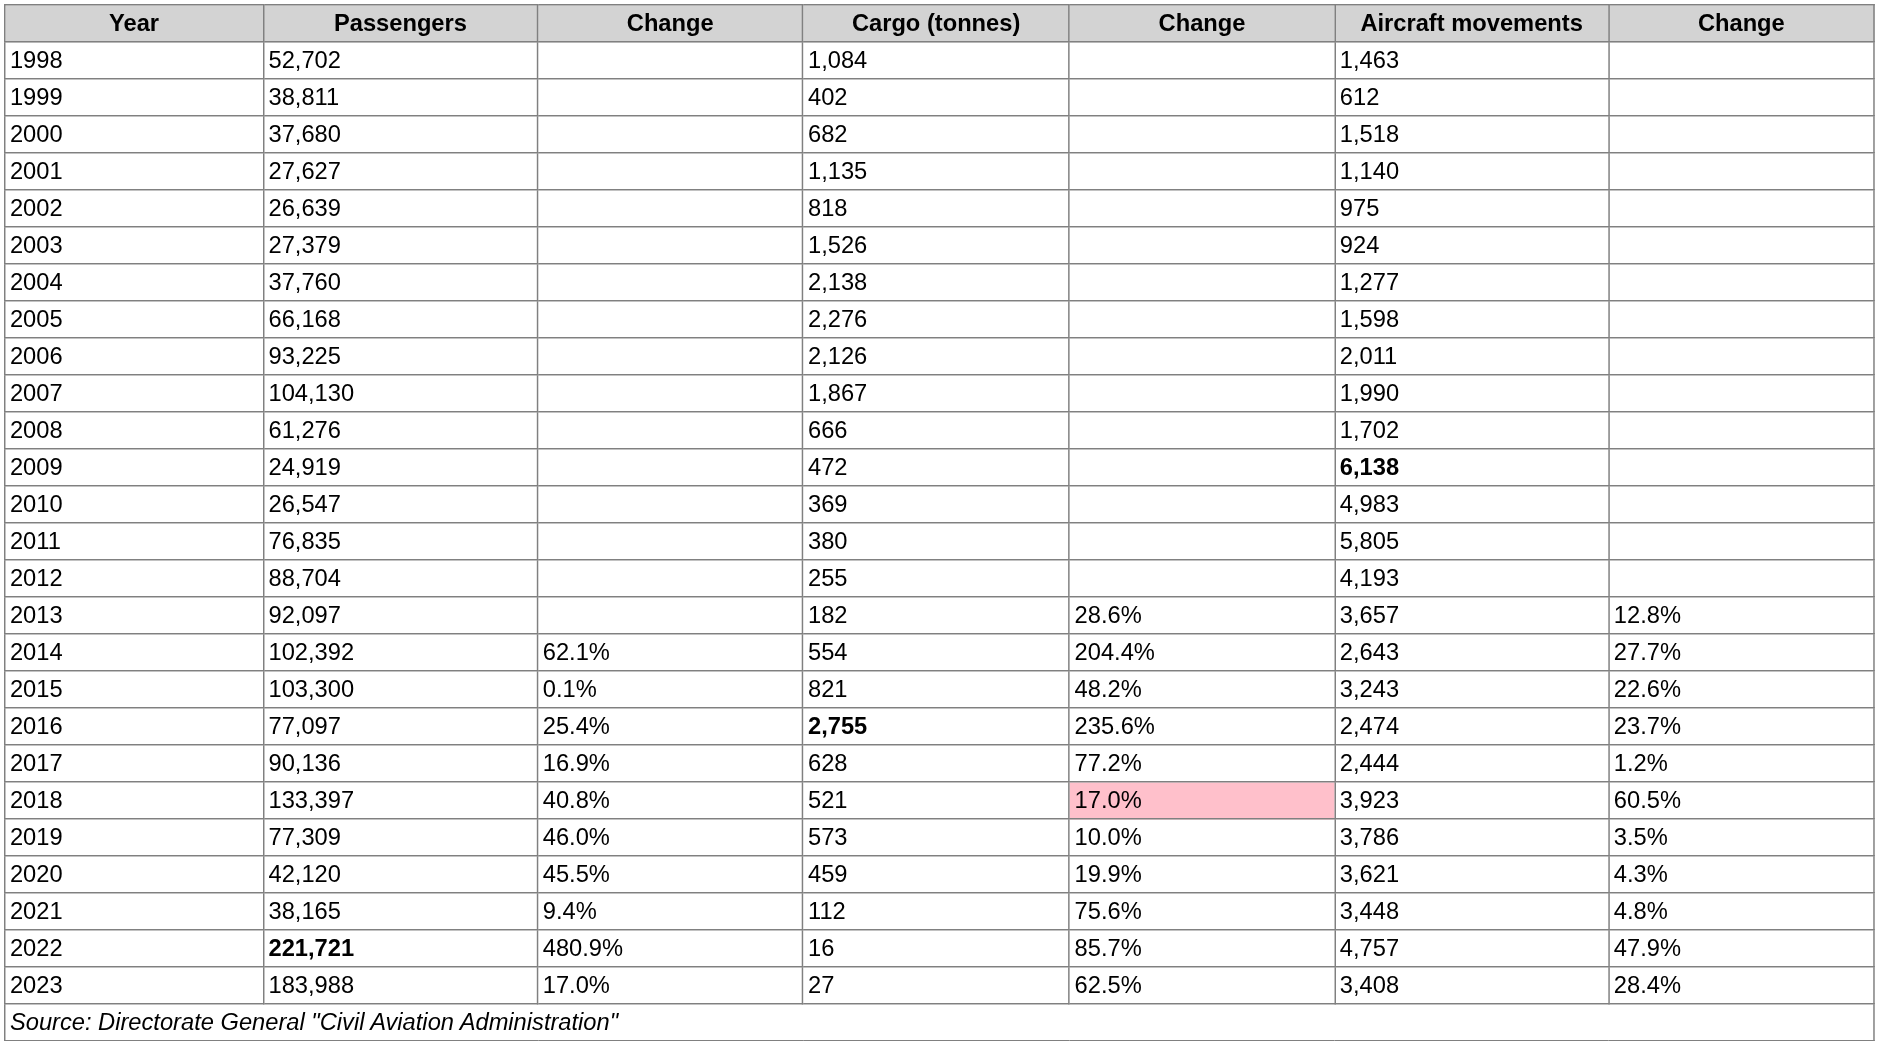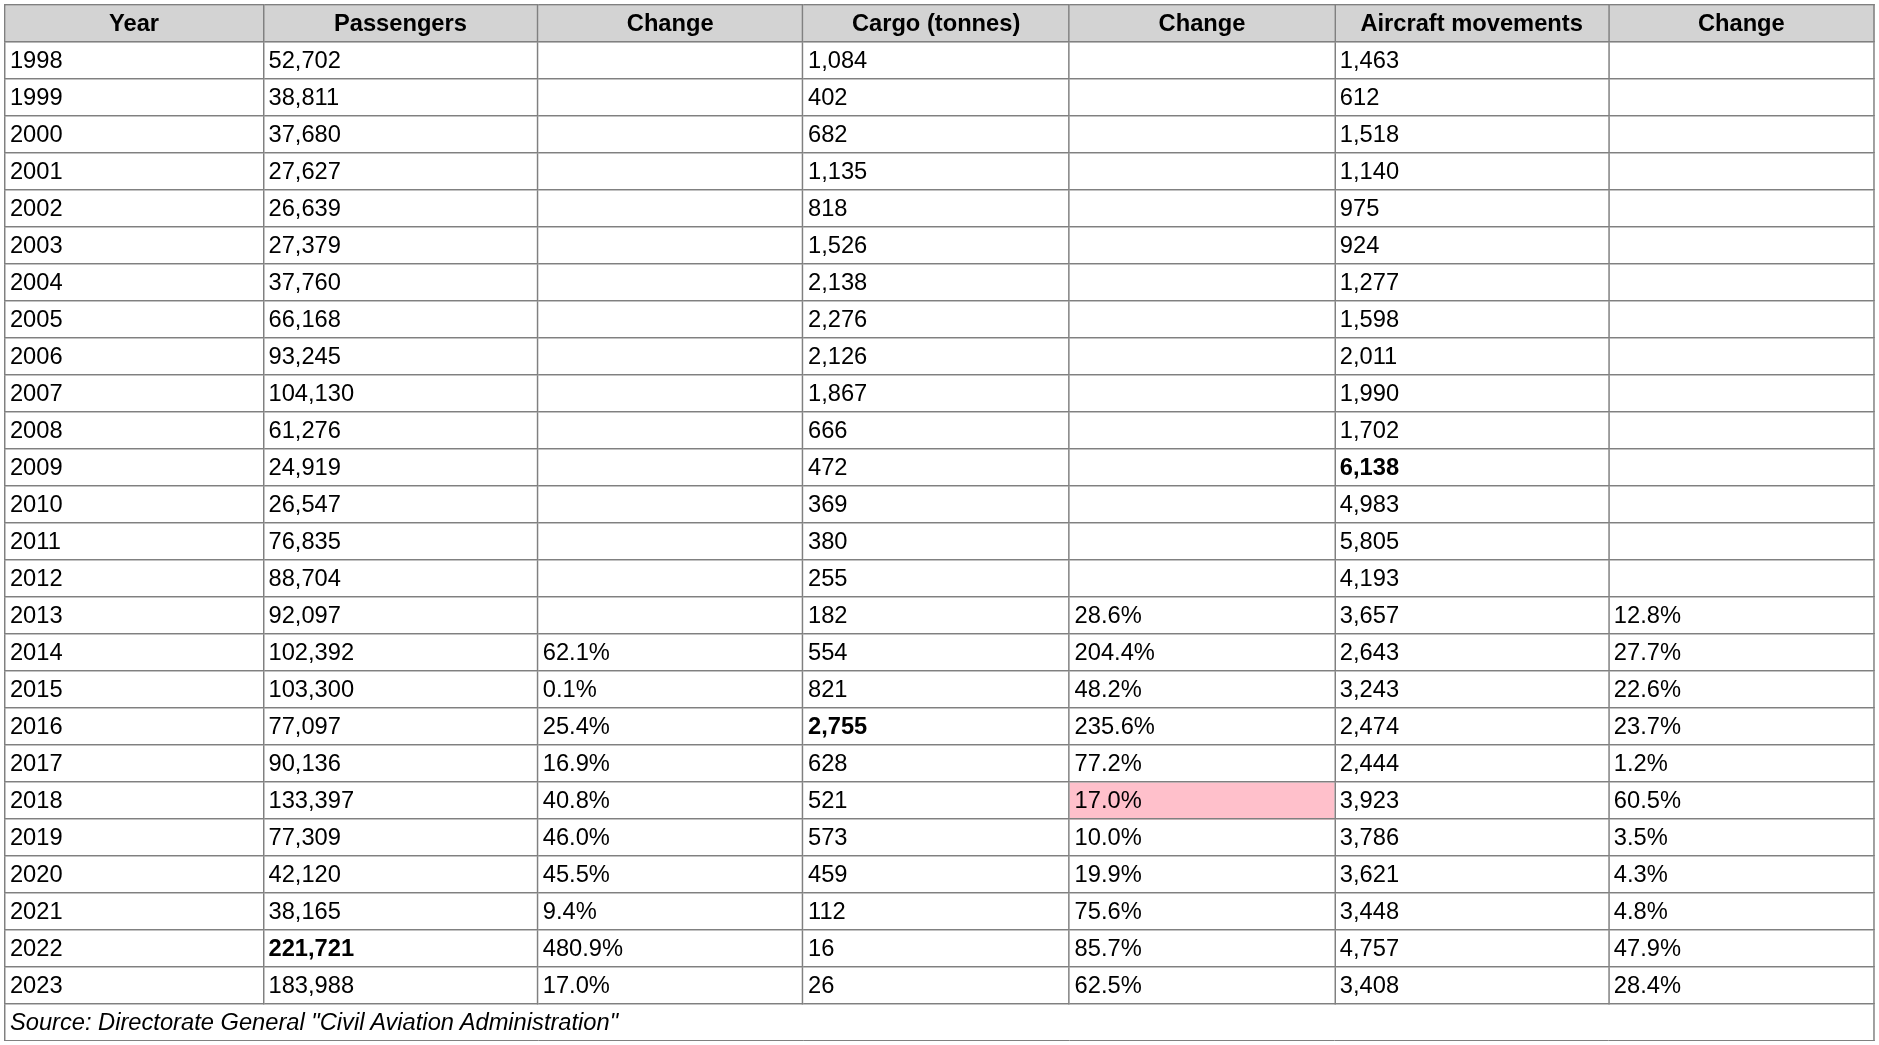(305, 356) 93,225 -> (305, 356) 93,245
(821, 984) 27 -> (821, 984) 26
